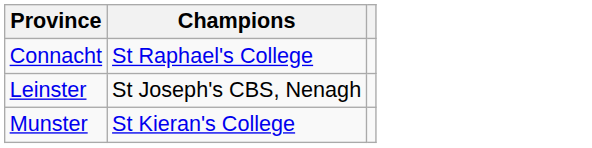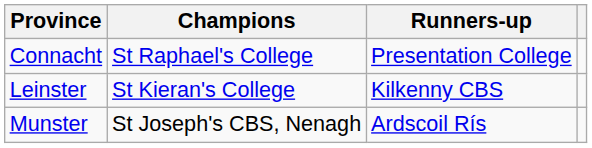+ column: (471, 21)
(237, 90) St Joseph's CBS, Nenagh -> (204, 90) St Kieran's College
(204, 124) St Kieran's College -> (237, 124) St Joseph's CBS, Nenagh
